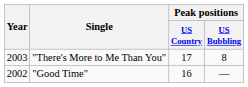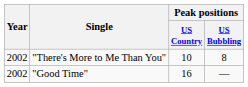(17, 57) 2003 -> (17, 57) 2002
(187, 57) 17 -> (187, 57) 10
